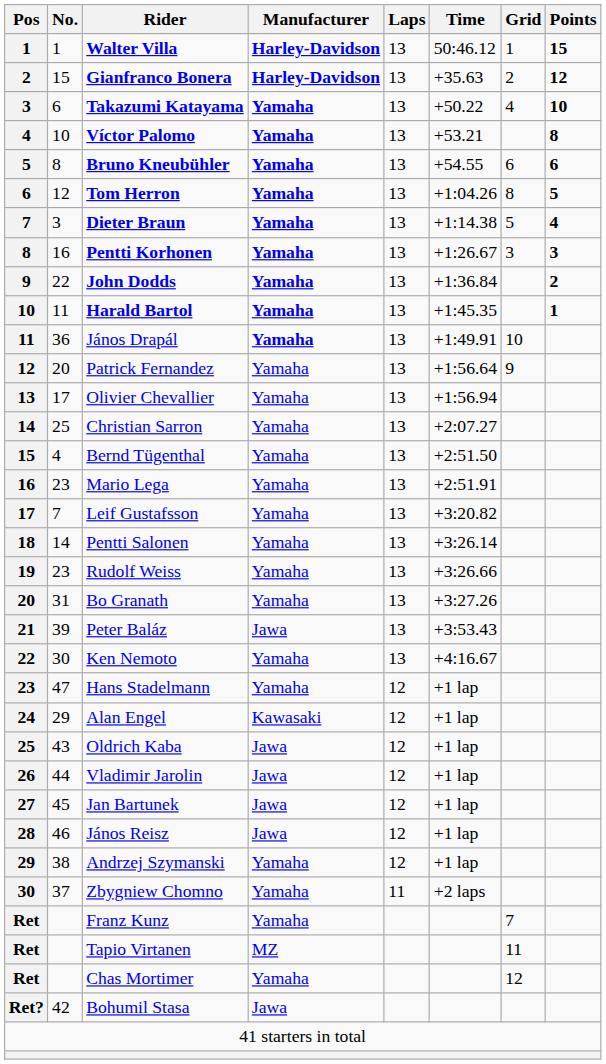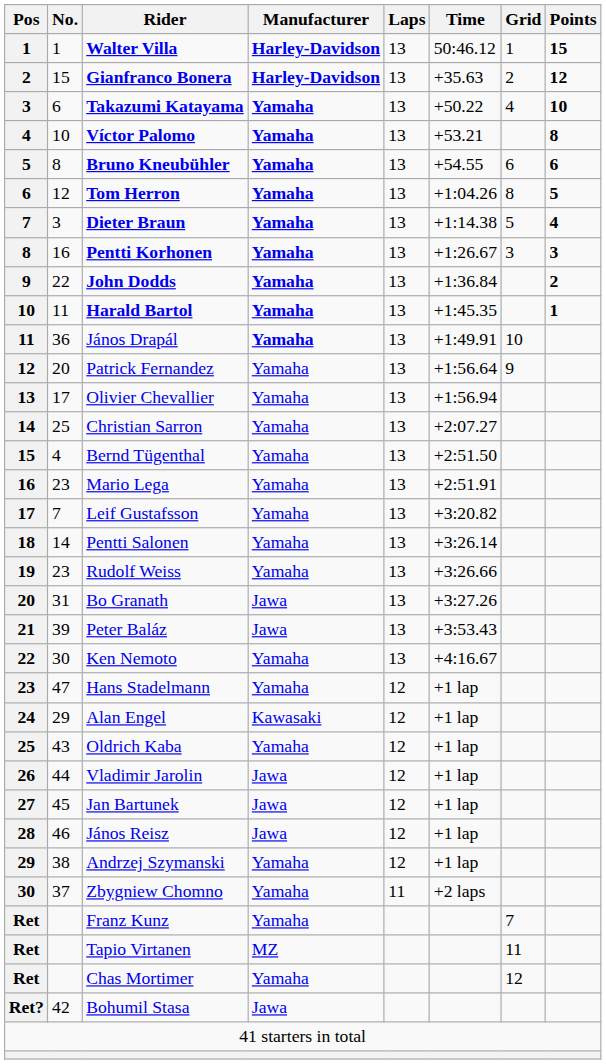(280, 600) Yamaha -> (269, 600) Jawa
(269, 746) Jawa -> (280, 746) Yamaha
